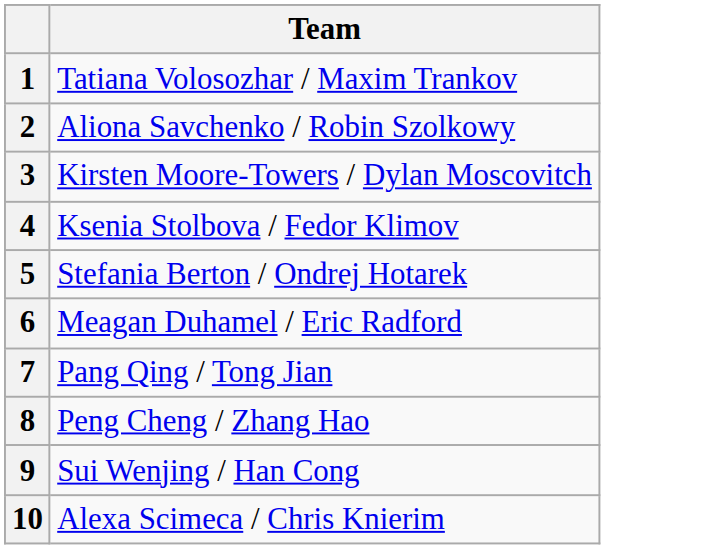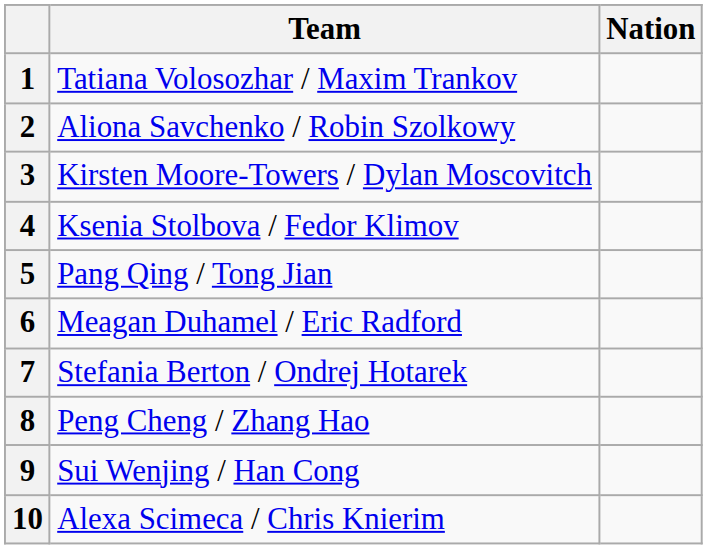+ column: (651, 28)
(262, 273) Stefania Berton / Ondrej Hotarek -> (195, 273) Pang Qing / Tong Jian
(195, 371) Pang Qing / Tong Jian -> (262, 371) Stefania Berton / Ondrej Hotarek
